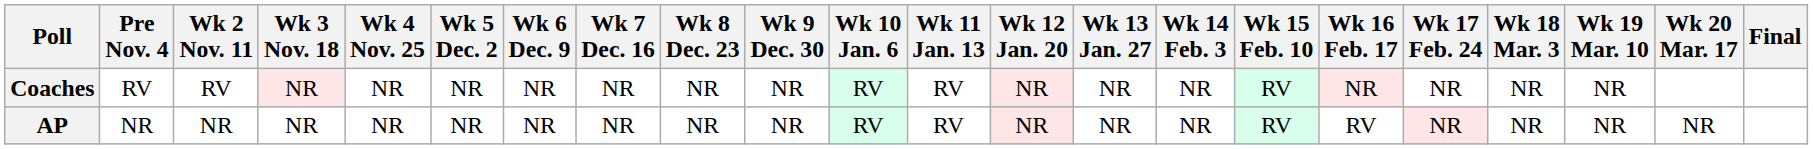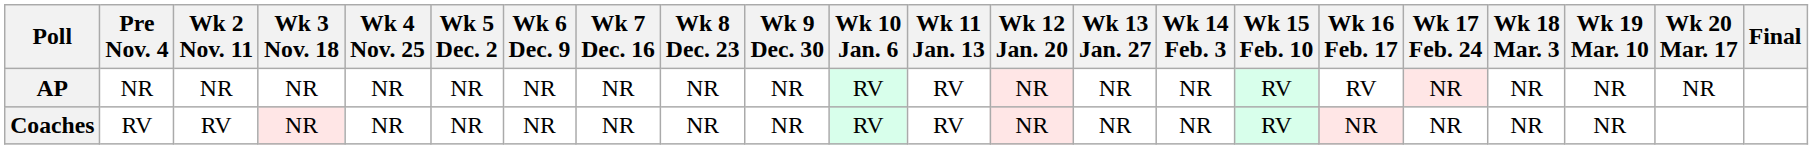rows swapped: (52, 125) <-> (52, 87)
